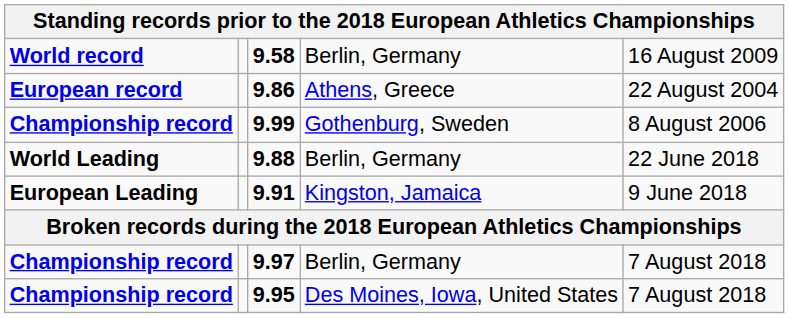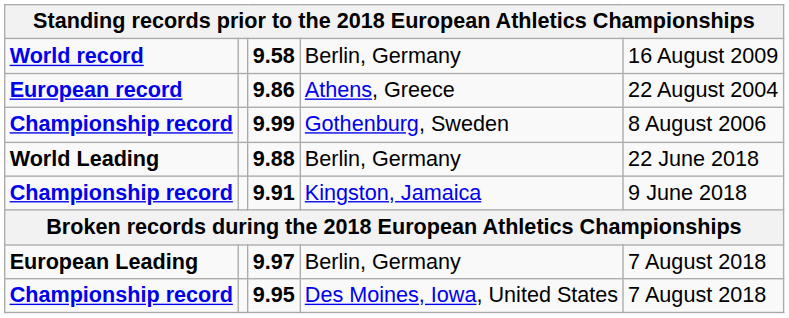(104, 192) European Leading -> (121, 192) Championship record
(121, 261) Championship record -> (104, 261) European Leading
